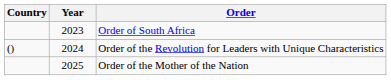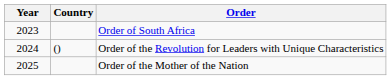columns swapped: (73, 13) <-> (27, 13)
